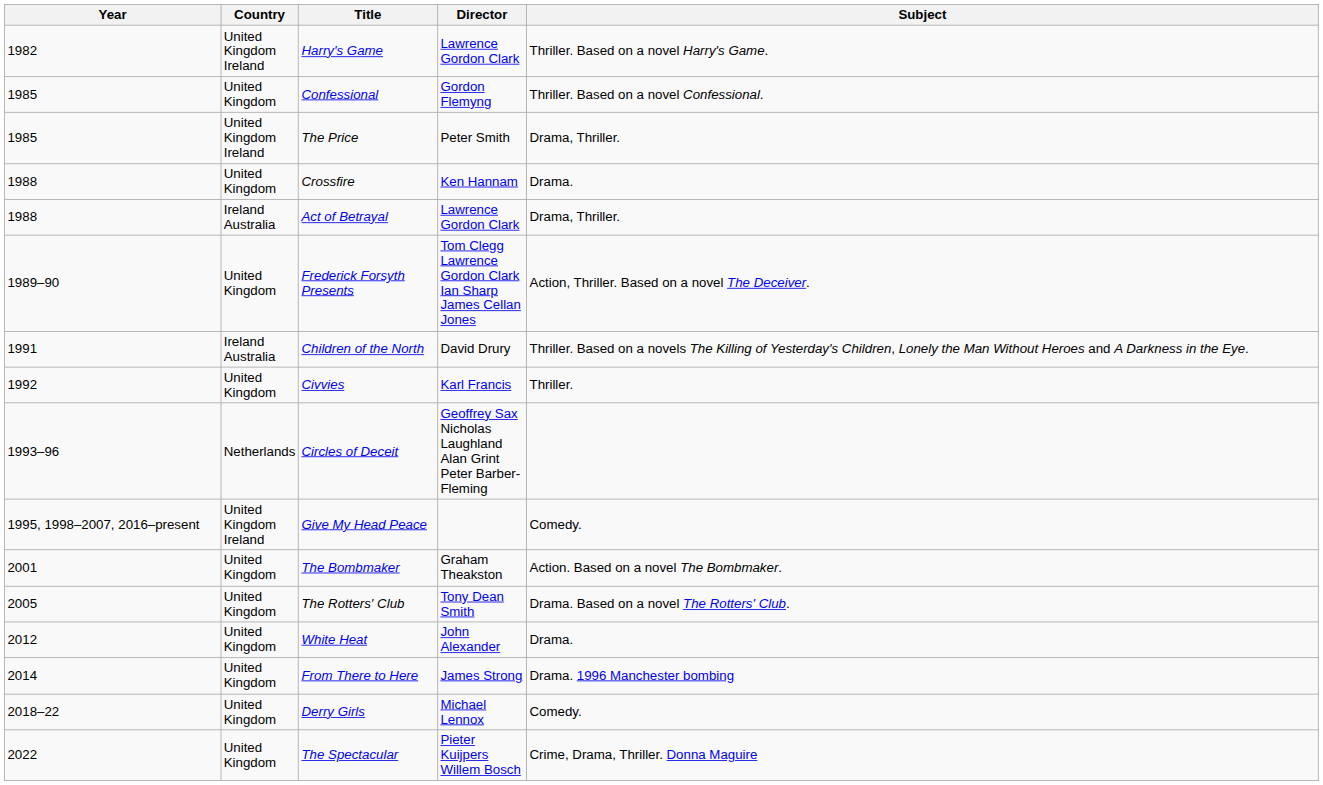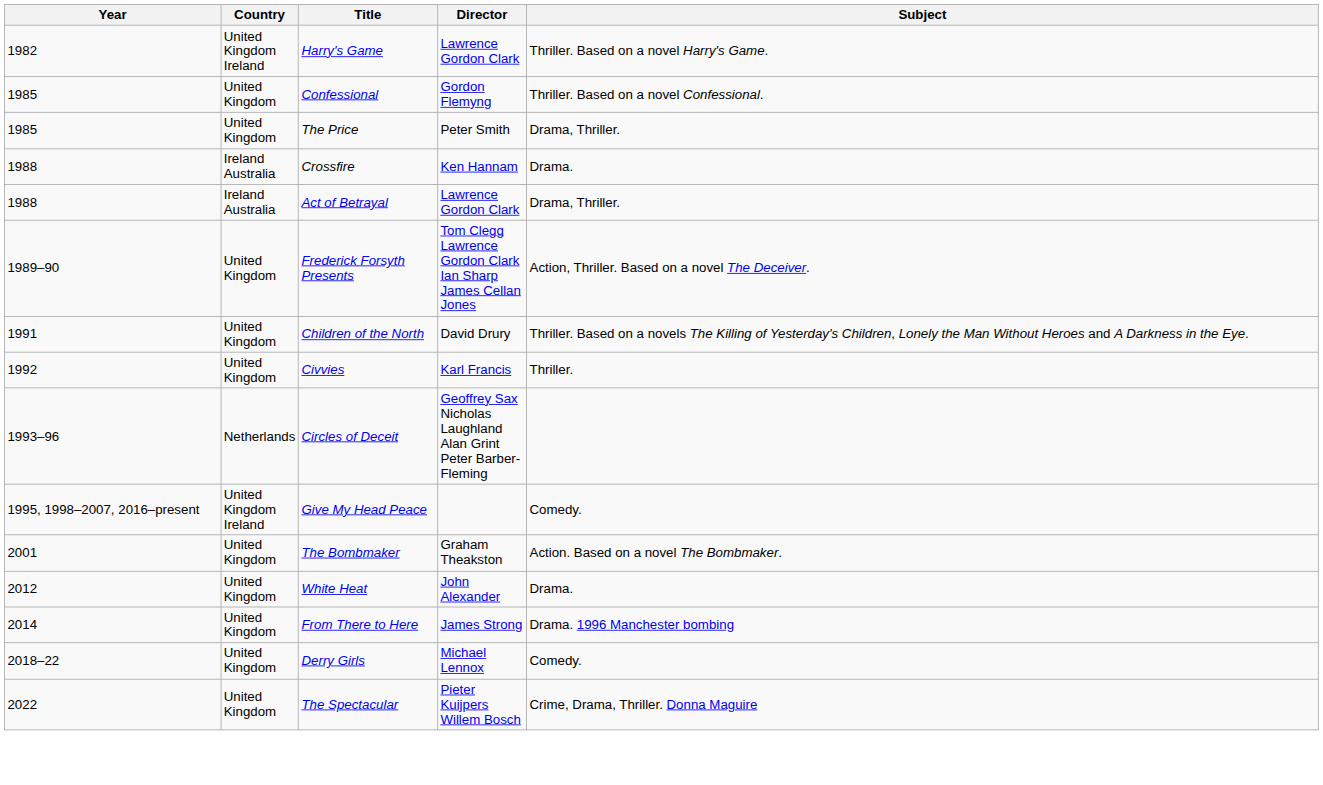(250, 137) United Kingdom Ireland -> (250, 130) United Kingdom
(250, 181) United Kingdom -> (250, 166) Ireland Australia
(250, 349) Ireland Australia -> (250, 334) United Kingdom
- row: (353, 603)
